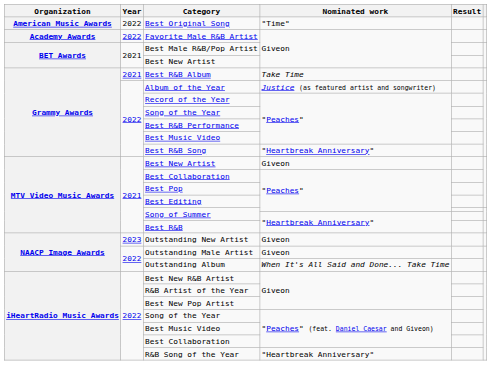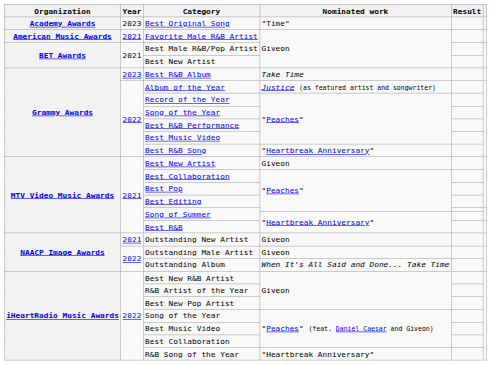(63, 23) American Music Awards -> (63, 23) Academy Awards
(132, 23) 2022 -> (132, 23) 2023
(63, 36) Academy Awards -> (63, 36) American Music Awards
(132, 36) 2022 -> (132, 36) 2021
(132, 74) 2021 -> (132, 74) 2023
(132, 239) 2023 -> (132, 239) 2021
